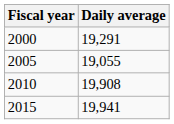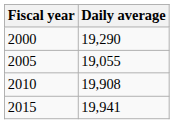(101, 38) 19,291 -> (101, 38) 19,290
